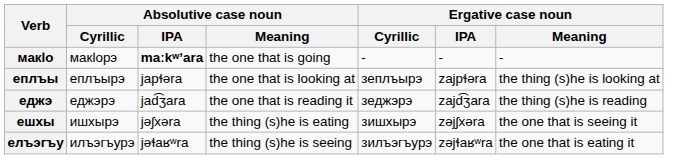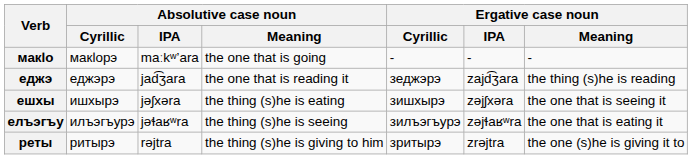(172, 57) bold -> (170, 57) normal
- row: (36, 79)
+ row: (36, 143)
